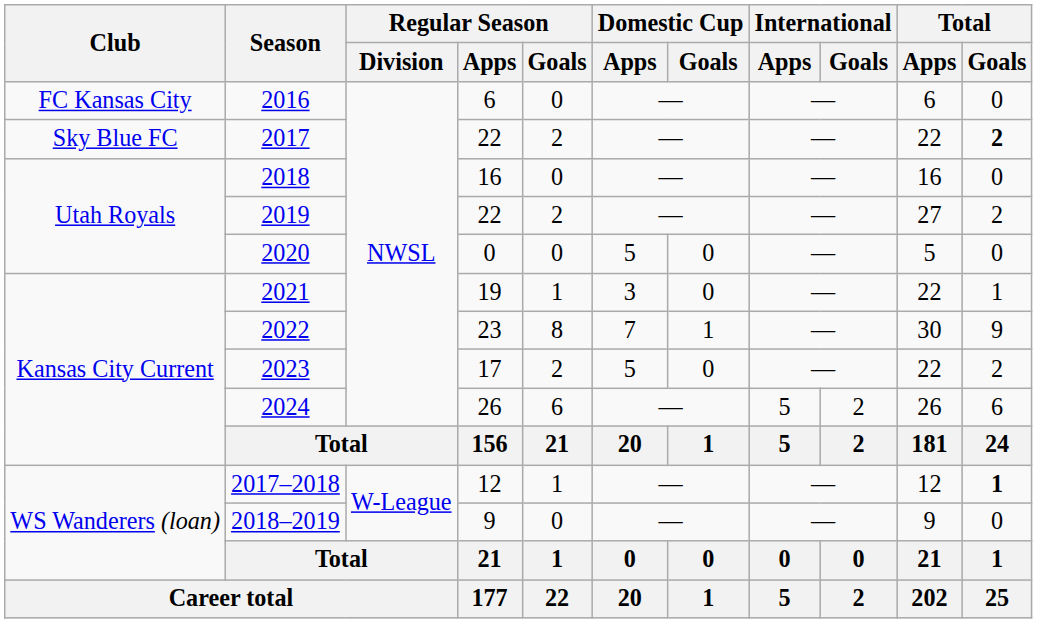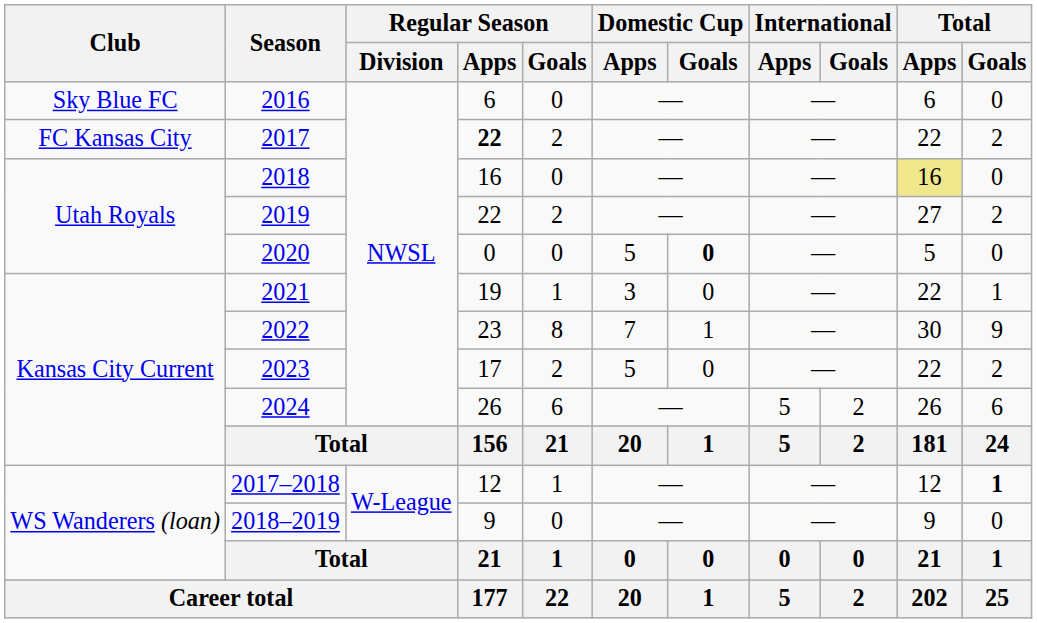(115, 100) FC Kansas City -> (115, 100) Sky Blue FC
(115, 138) Sky Blue FC -> (115, 138) FC Kansas City
(490, 138) normal -> (490, 138) bold
(997, 138) bold -> (997, 138) normal
(929, 176) no background -> (929, 176) khaki background
(708, 253) normal -> (708, 253) bold
